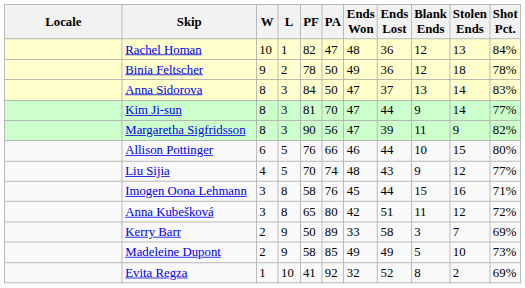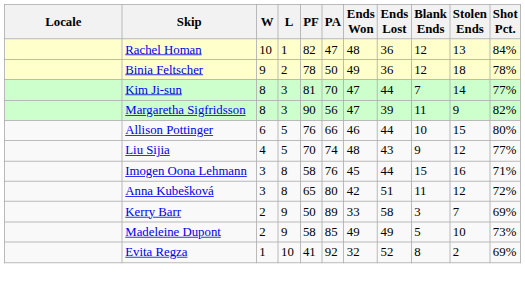- row: (164, 89)
(417, 110) 9 -> (417, 89) 7
